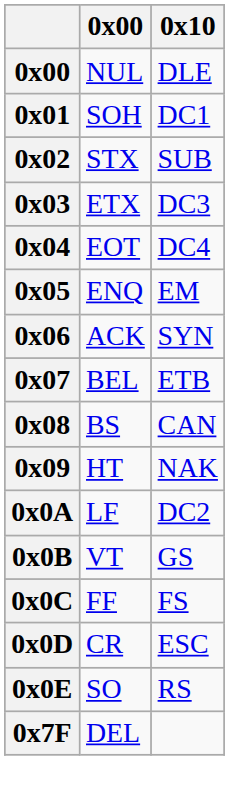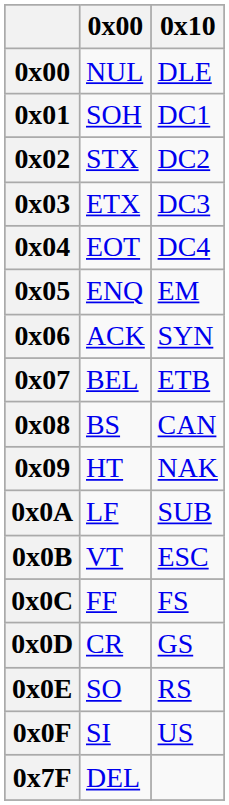(185, 159) SUB -> (184, 159) DC2
(184, 512) DC2 -> (185, 512) SUB
(175, 556) GS -> (183, 556) ESC
(183, 644) ESC -> (175, 644) GS
+ row: (98, 733)
